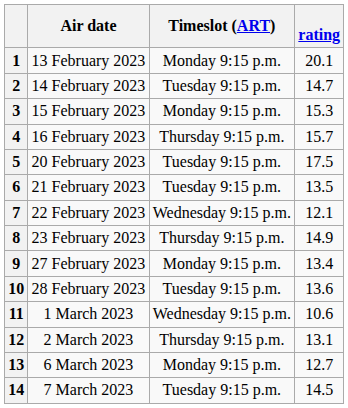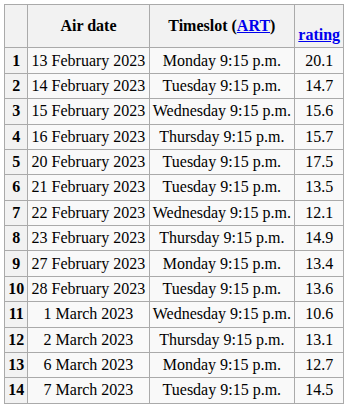(222, 111) Monday 9:15 p.m. -> (222, 111) Wednesday 9:15 p.m.
(319, 111) 15.3 -> (319, 111) 15.6
